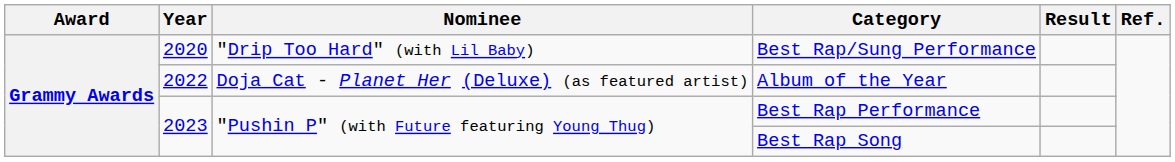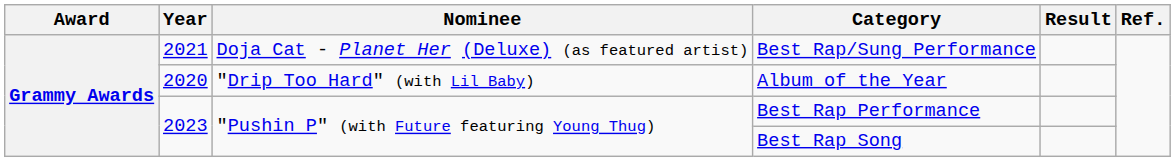(185, 50) 2020 -> (185, 50) 2021
(375, 50) "Drip Too Hard" (with Lil Baby) -> (482, 50) Doja Cat - Planet Her (Deluxe) (as featured artist)
(185, 80) 2022 -> (185, 80) 2020
(482, 80) Doja Cat - Planet Her (Deluxe) (as featured artist) -> (375, 80) "Drip Too Hard" (with Lil Baby)
